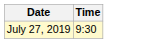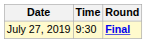+ column: (122, 13)
